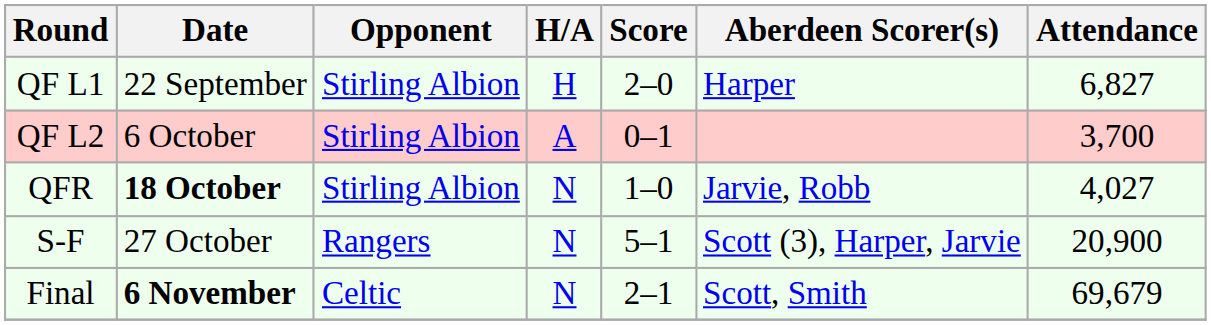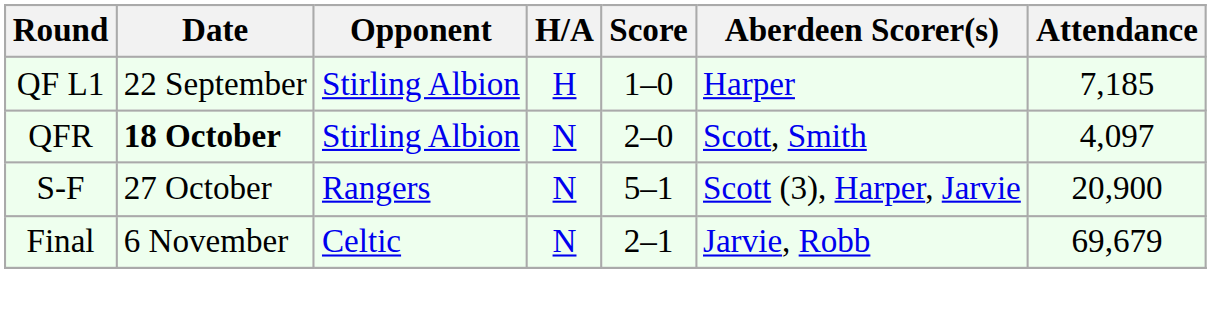(648, 83) 2–0 -> (648, 83) 1–0
(1117, 83) 6,827 -> (1117, 83) 7,185
- row: (61, 135)
(648, 188) 1–0 -> (648, 135) 2–0
(787, 188) Jarvie, Robb -> (785, 135) Scott, Smith
(1117, 188) 4,027 -> (1117, 135) 4,097
(210, 293) bold -> (206, 240) normal
(785, 293) Scott, Smith -> (787, 240) Jarvie, Robb
